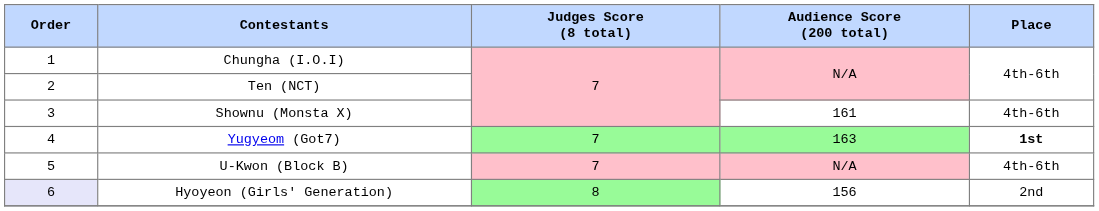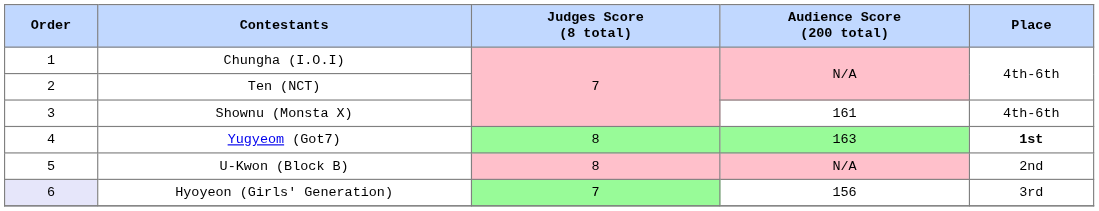(595, 140) 7 -> (595, 140) 8
(595, 166) 7 -> (595, 166) 8
(1031, 166) 4th-6th -> (1031, 166) 2nd
(595, 193) 8 -> (595, 193) 7
(1031, 193) 2nd -> (1031, 193) 3rd
